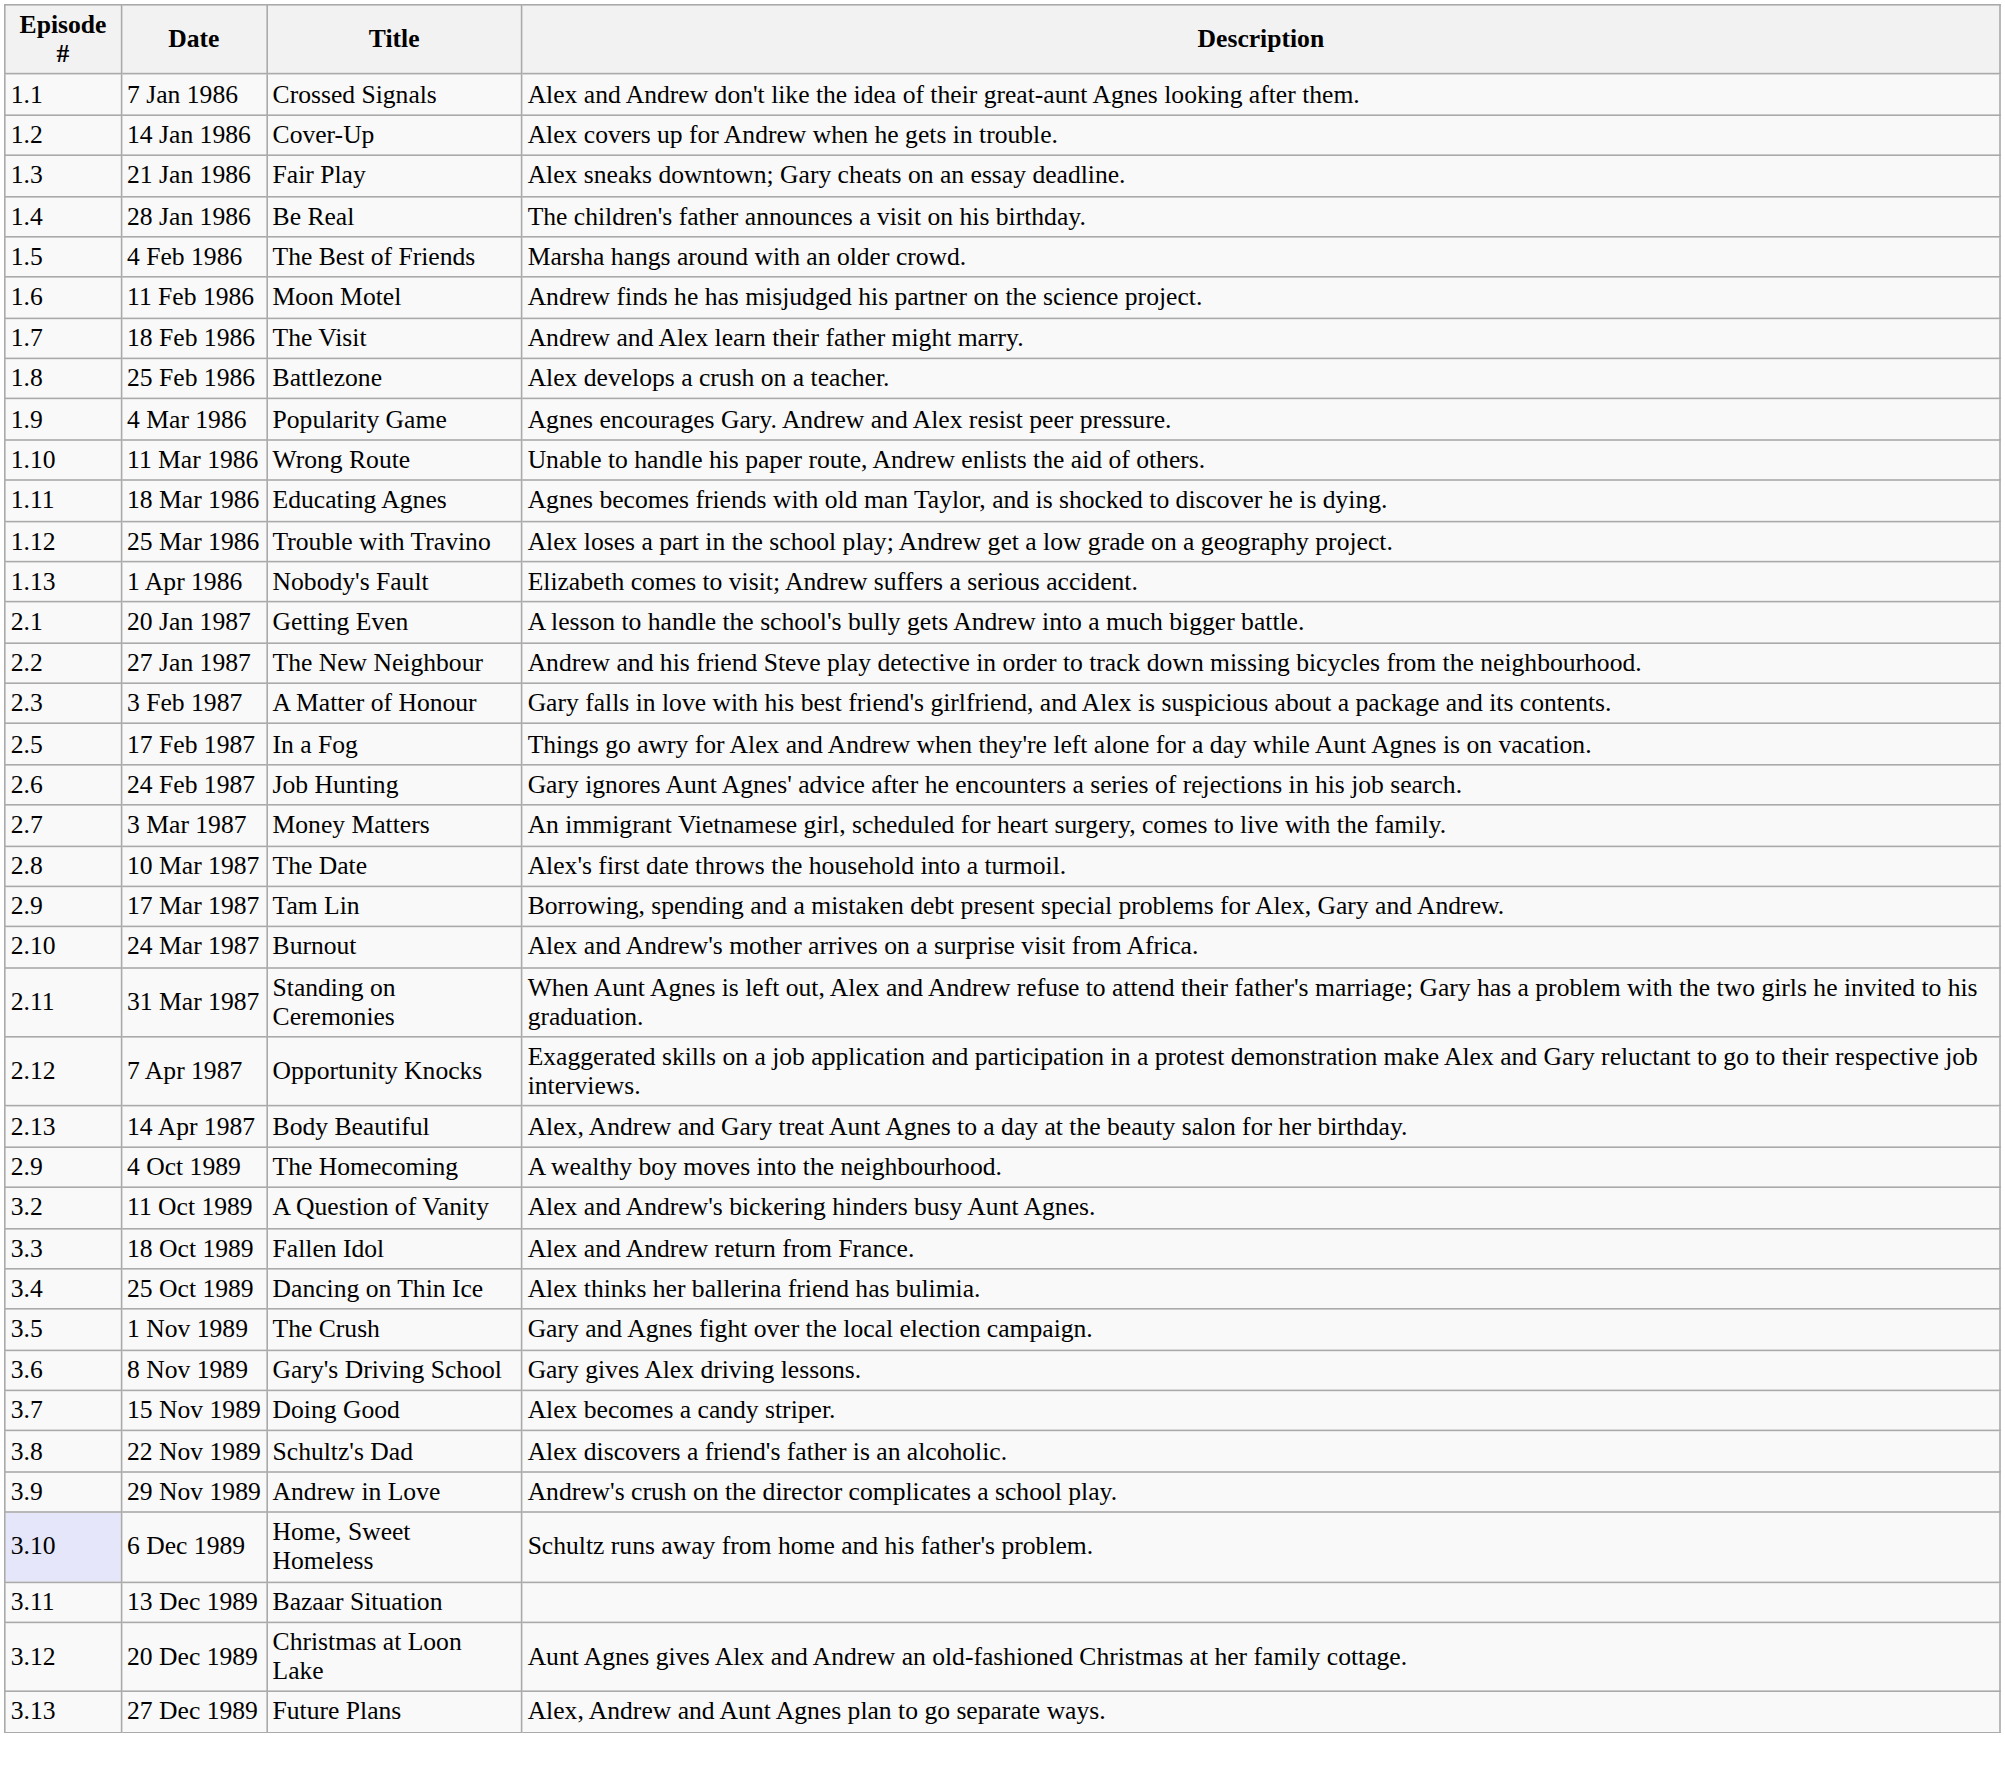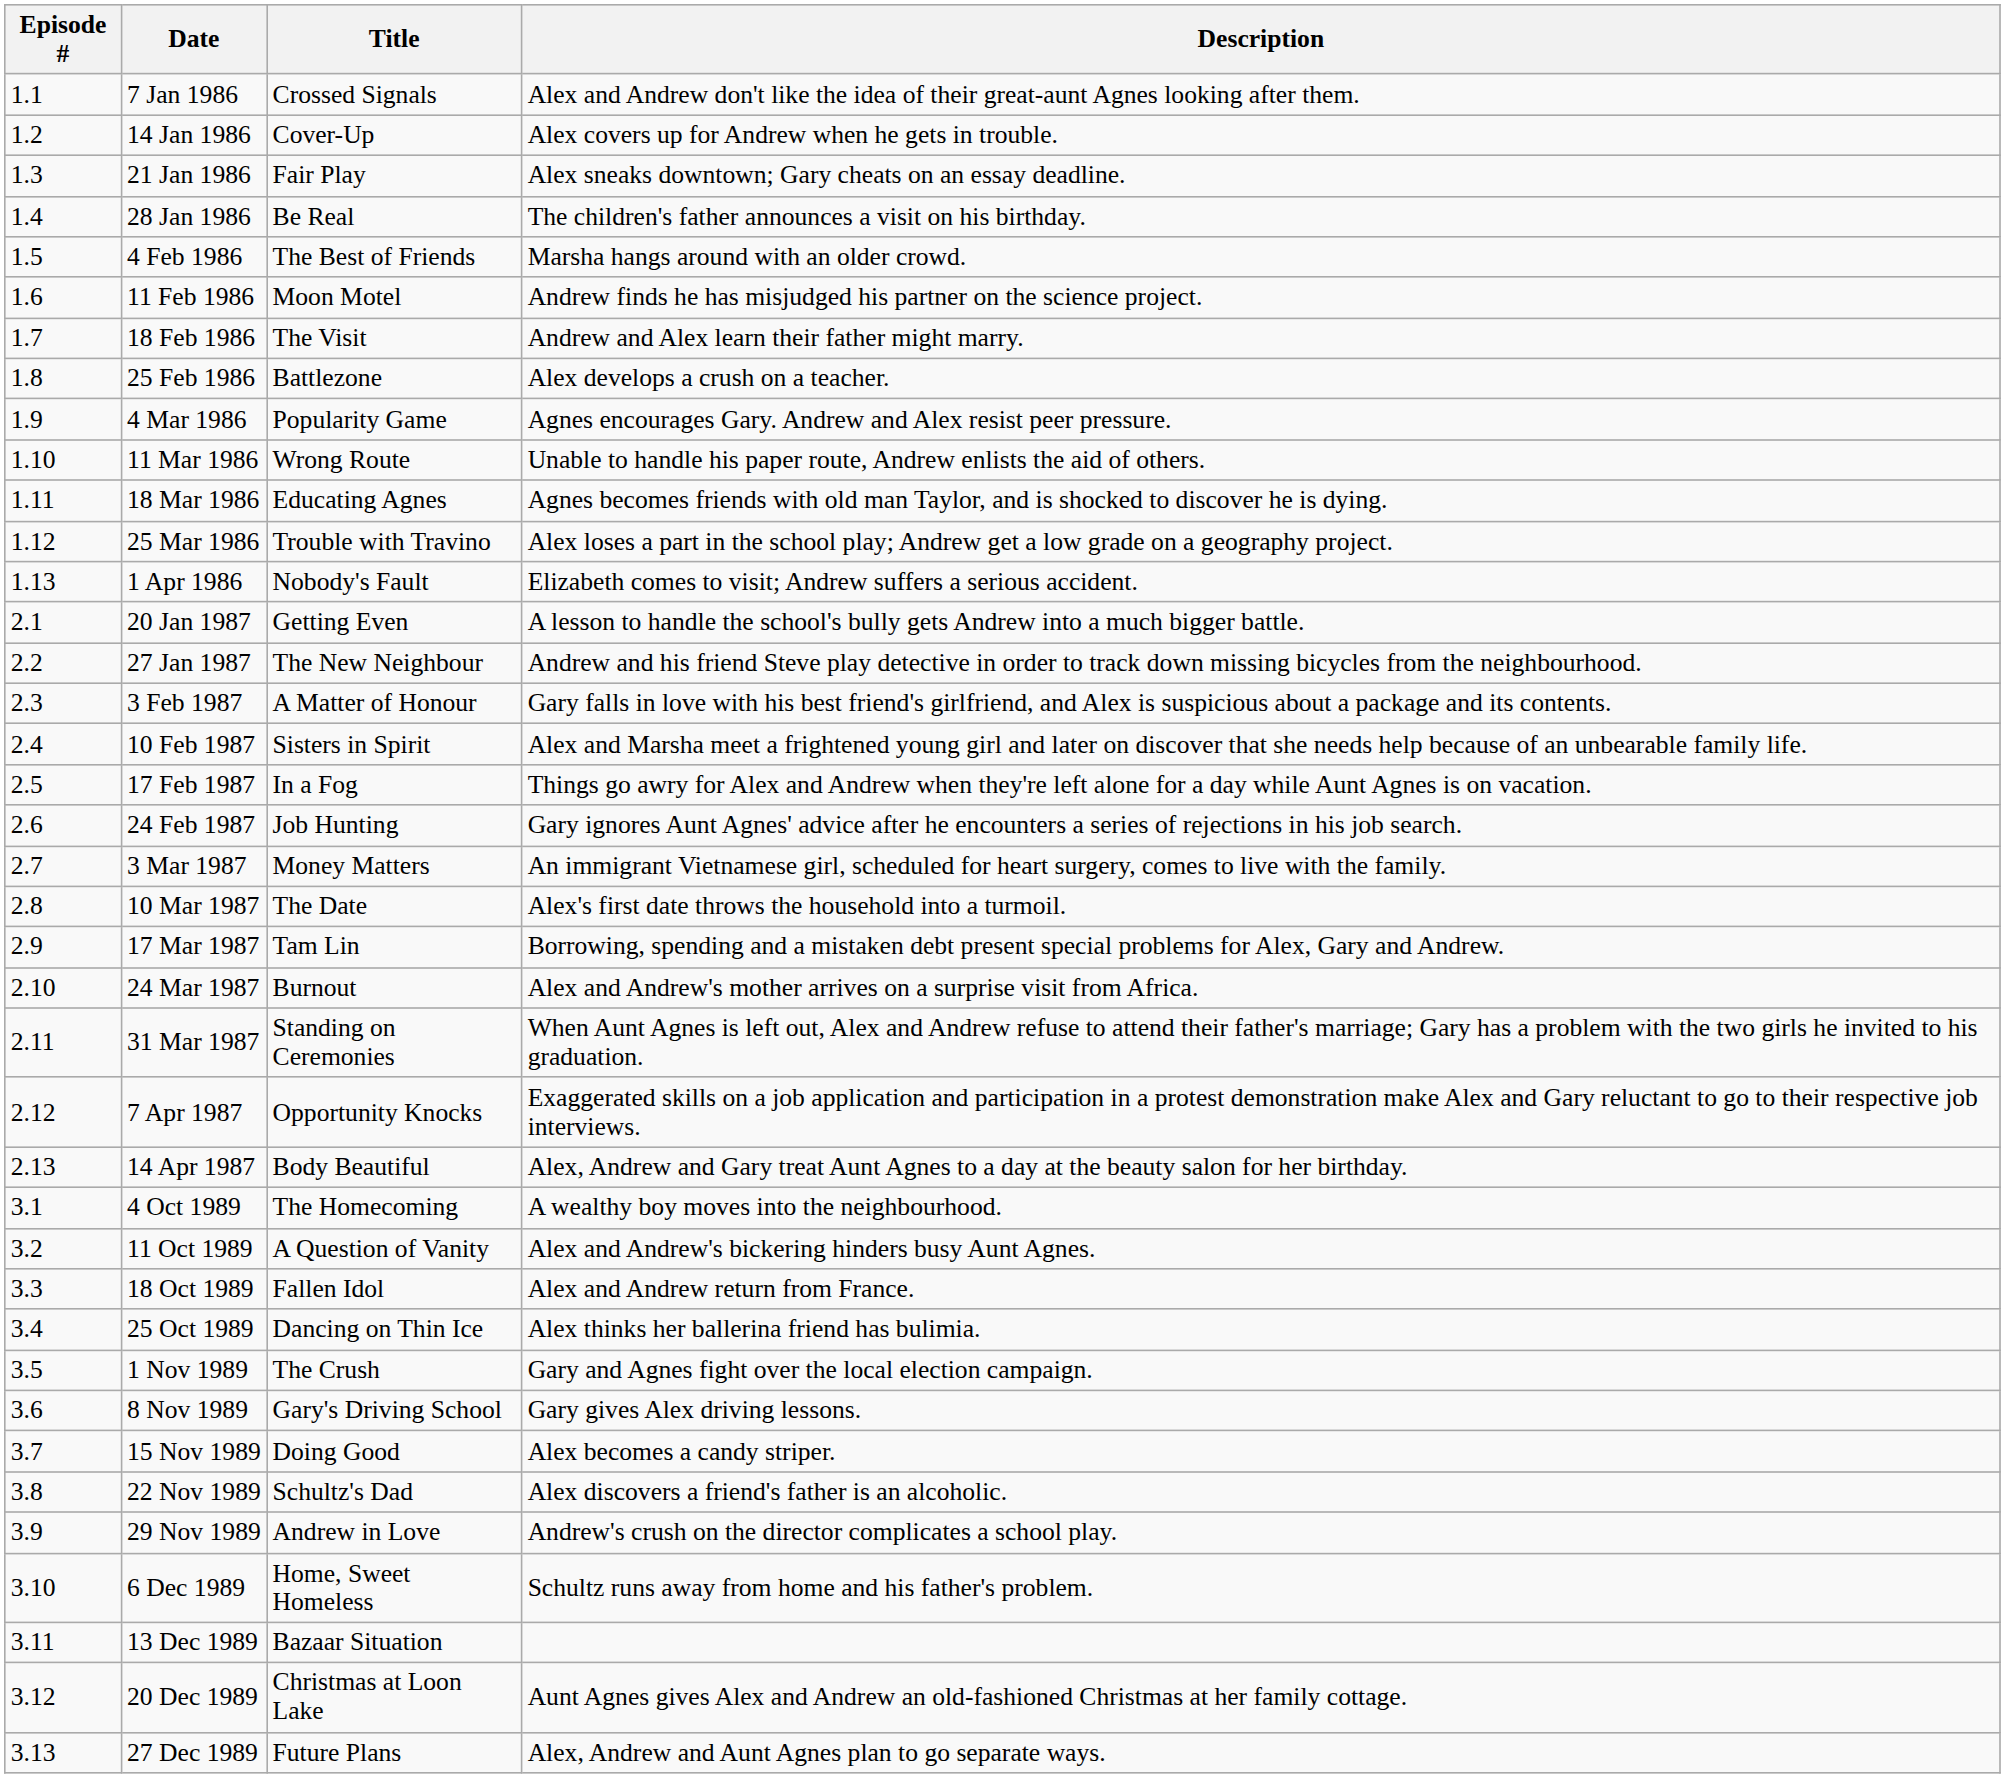+ row: (191, 743)
(27, 1166) 2.9 -> (27, 1207) 3.1
(33, 1546) lavender background -> (33, 1587) no background
